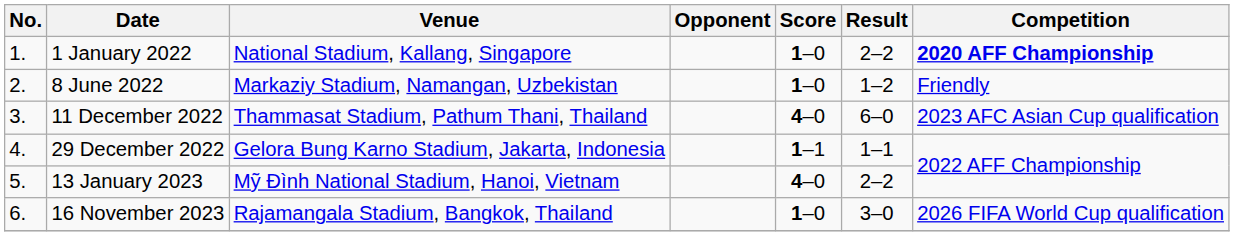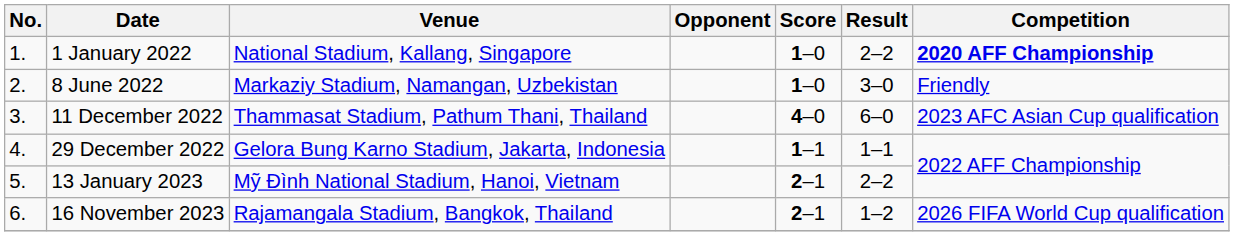(877, 85) 1–2 -> (877, 85) 3–0
(808, 181) 4–0 -> (808, 181) 2–1
(808, 213) 1–0 -> (808, 213) 2–1
(877, 213) 3–0 -> (877, 213) 1–2
